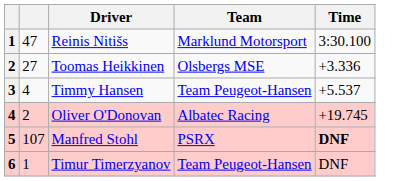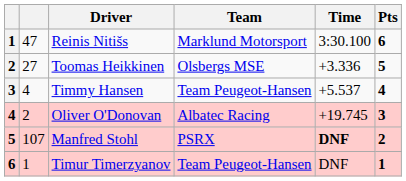+ column: (388, 16)
